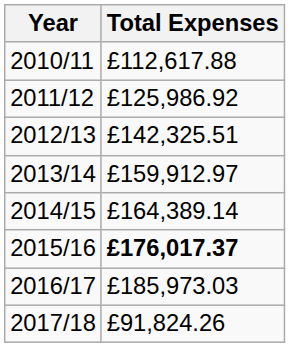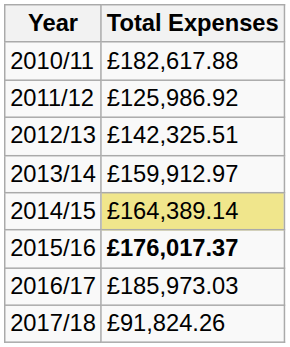(172, 60) £112,617.88 -> (173, 60) £182,617.88
(173, 211) no background -> (173, 211) khaki background
